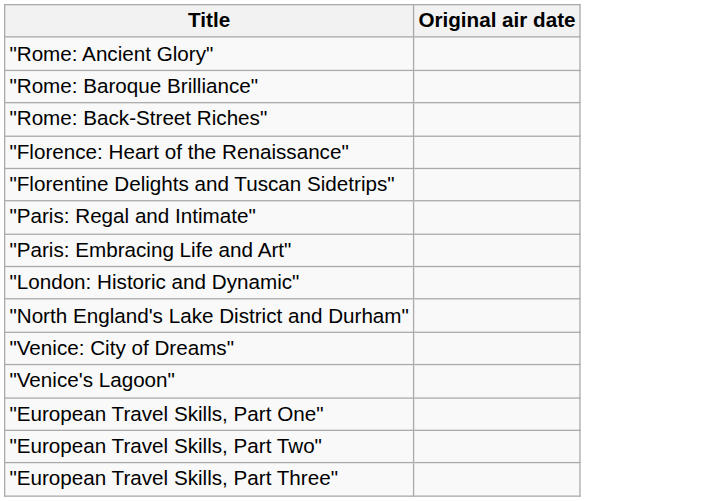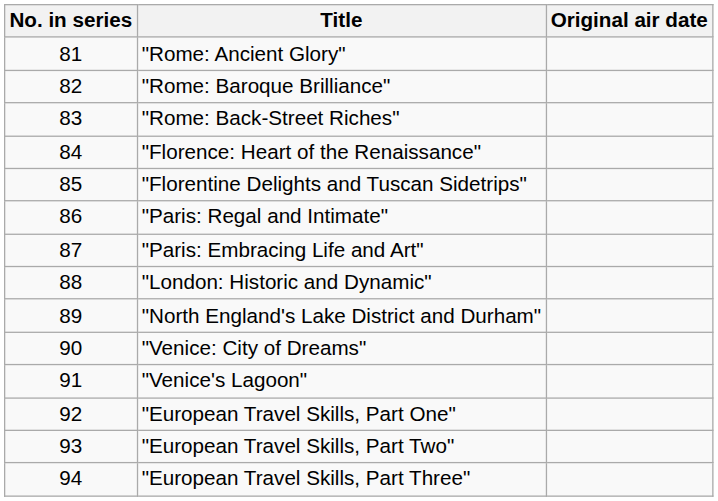+ column: (71, 20)
